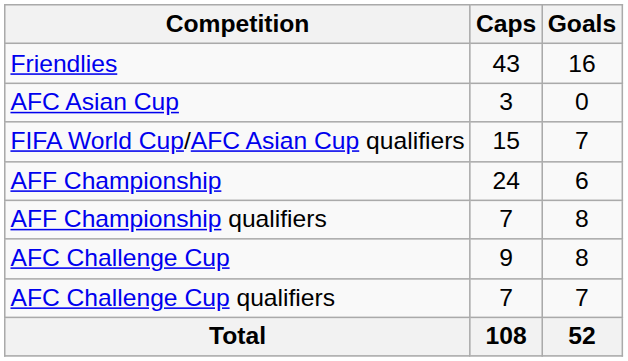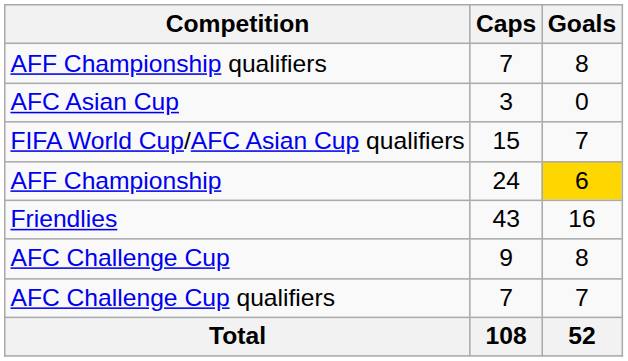rows swapped: (64, 63) <-> (169, 219)
(582, 180) no background -> (582, 180) gold background
